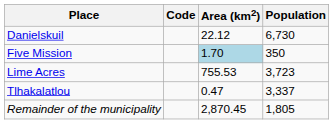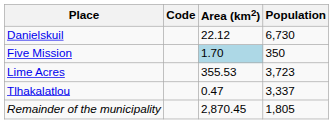(219, 72) 755.53 -> (219, 72) 355.53
